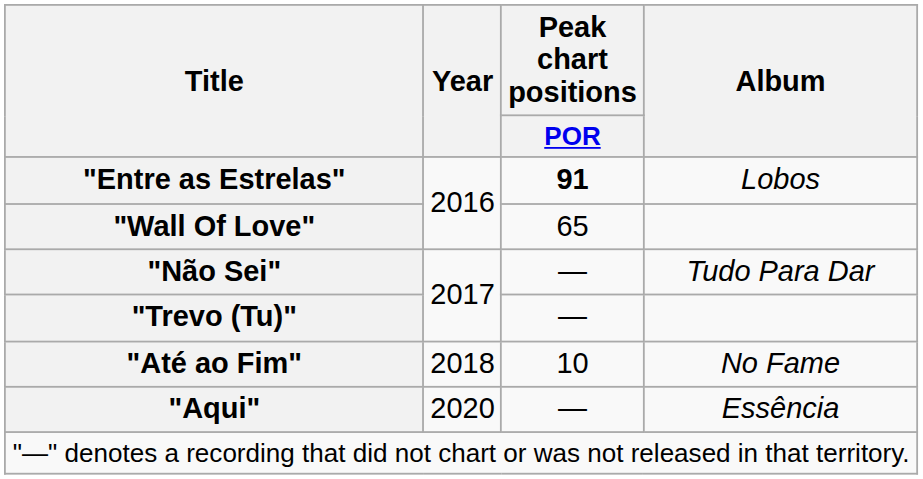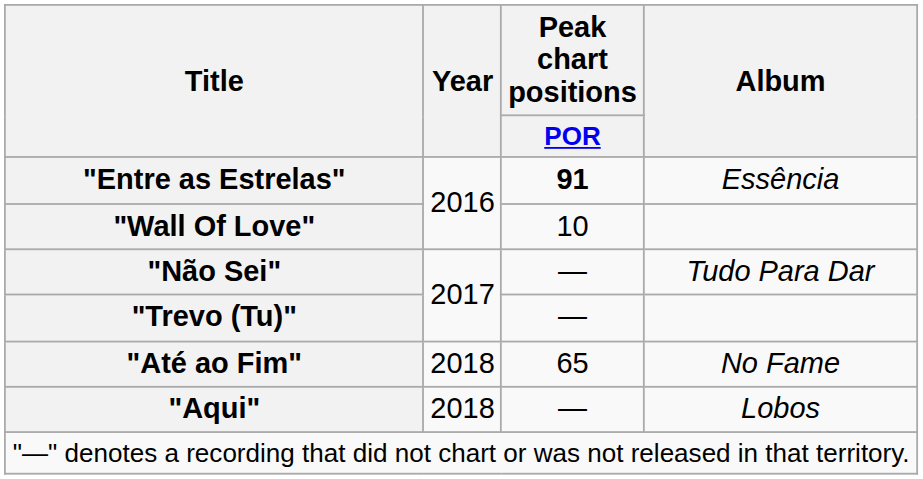(781, 179) Lobos -> (781, 179) Essência
(572, 225) 65 -> (572, 225) 10
(572, 363) 10 -> (572, 363) 65
(463, 409) 2020 -> (463, 409) 2018
(781, 409) Essência -> (781, 409) Lobos
